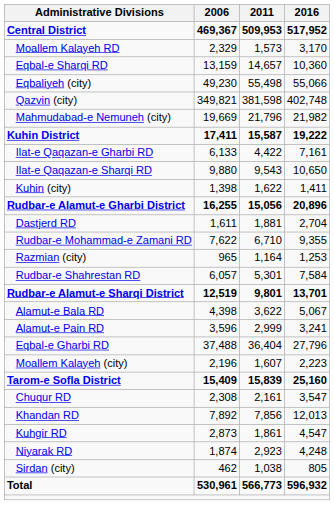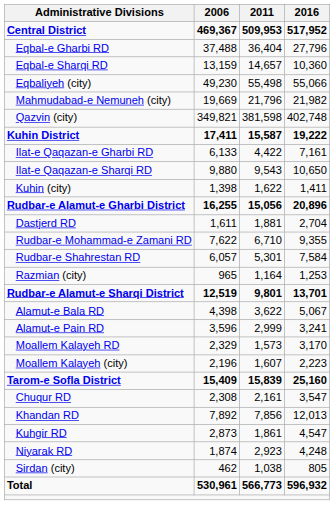rows swapped: (62, 345) <-> (68, 48)
rows swapped: (93, 118) <-> (46, 100)
rows swapped: (78, 275) <-> (51, 258)
